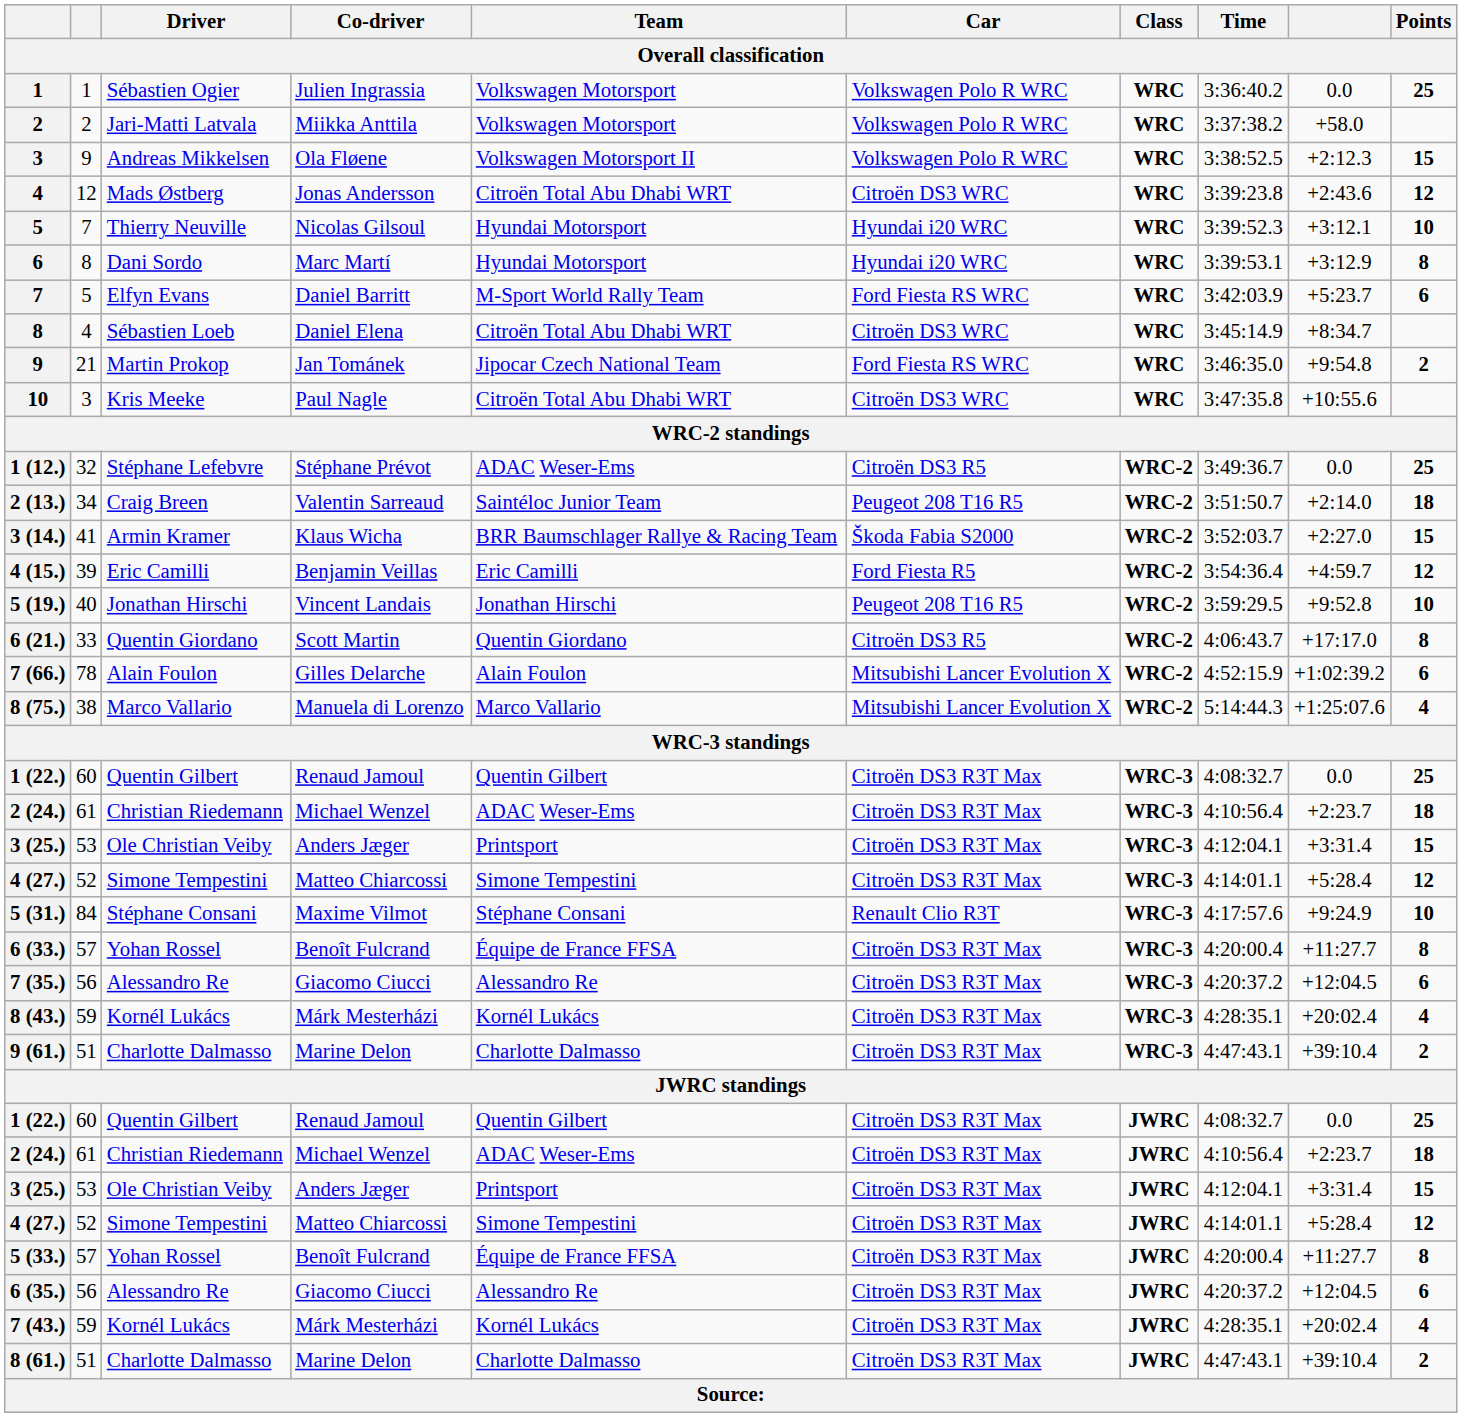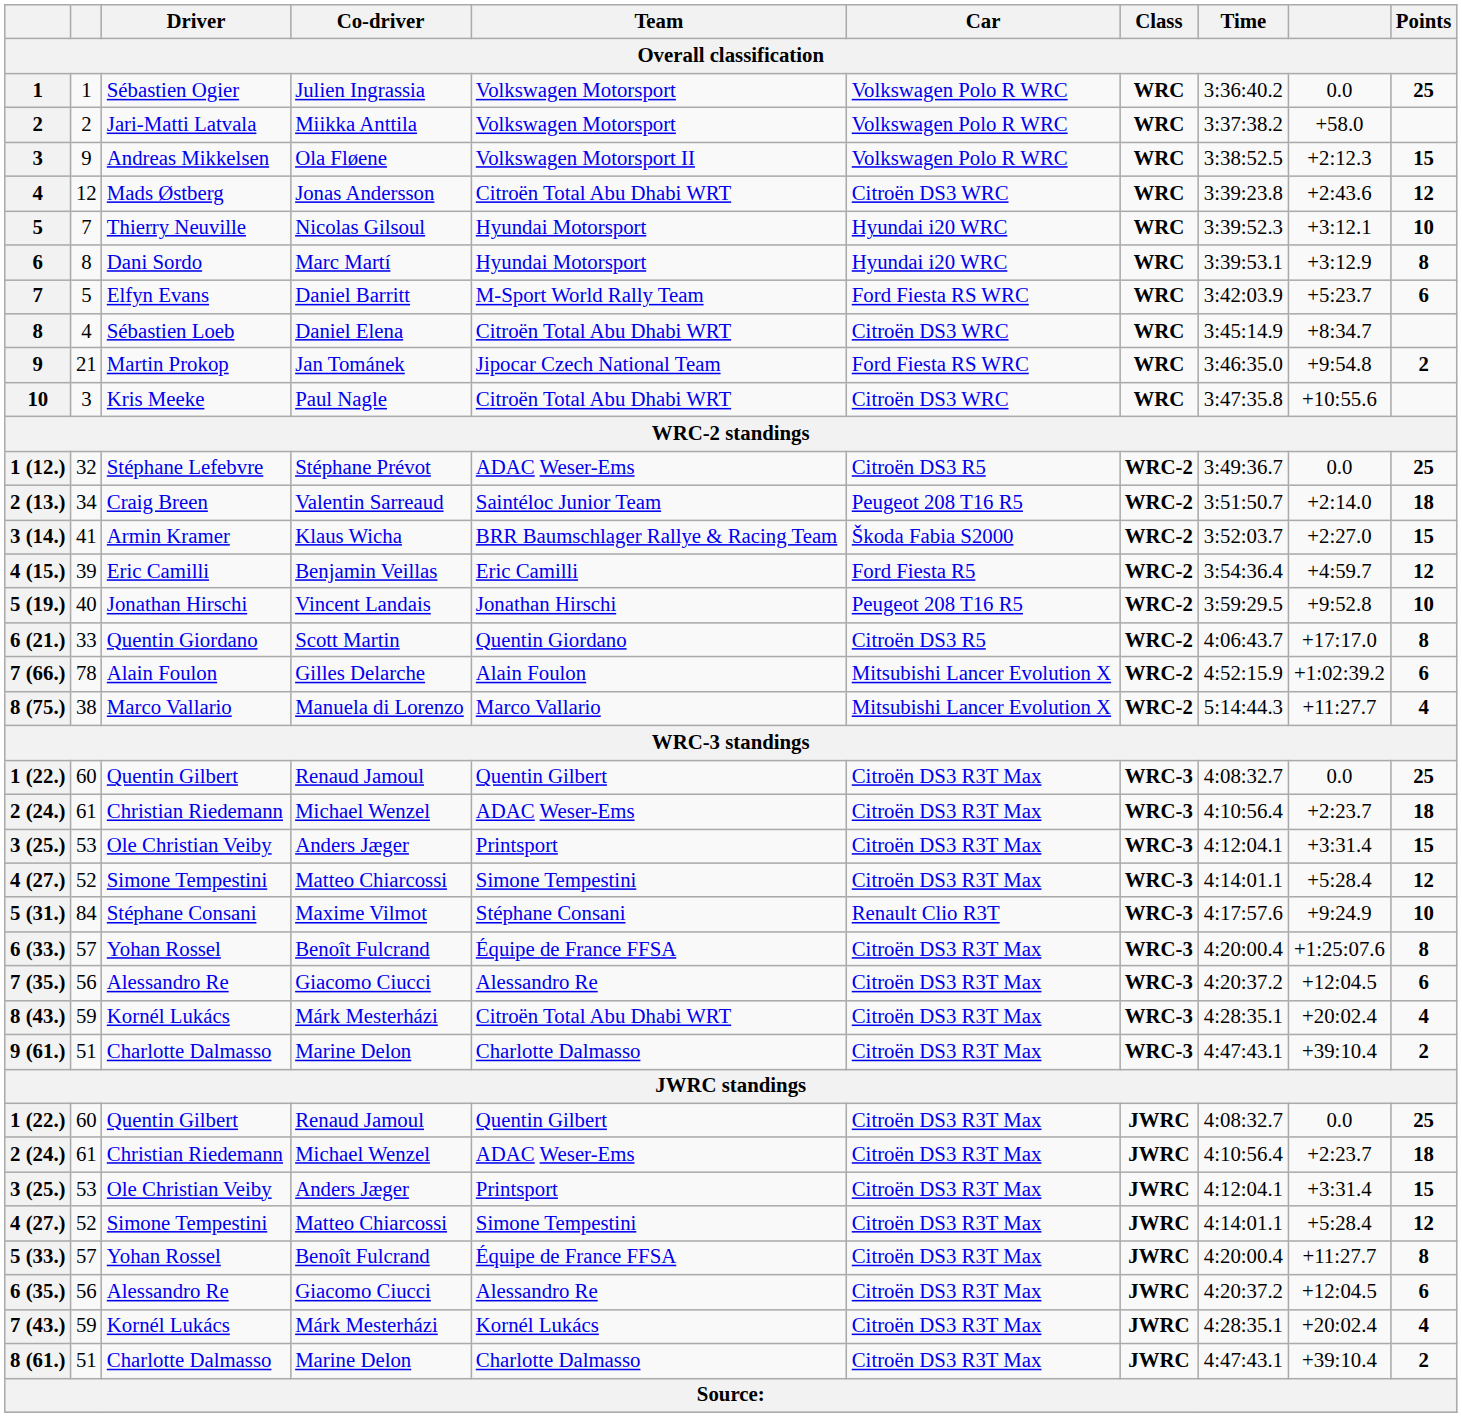(1339, 707) +1:25:07.6 -> (1339, 707) +11:27.7
(1339, 948) +11:27.7 -> (1339, 948) +1:25:07.6
(537, 1016) Kornél Lukács -> (603, 1016) Citroën Total Abu Dhabi WRT
